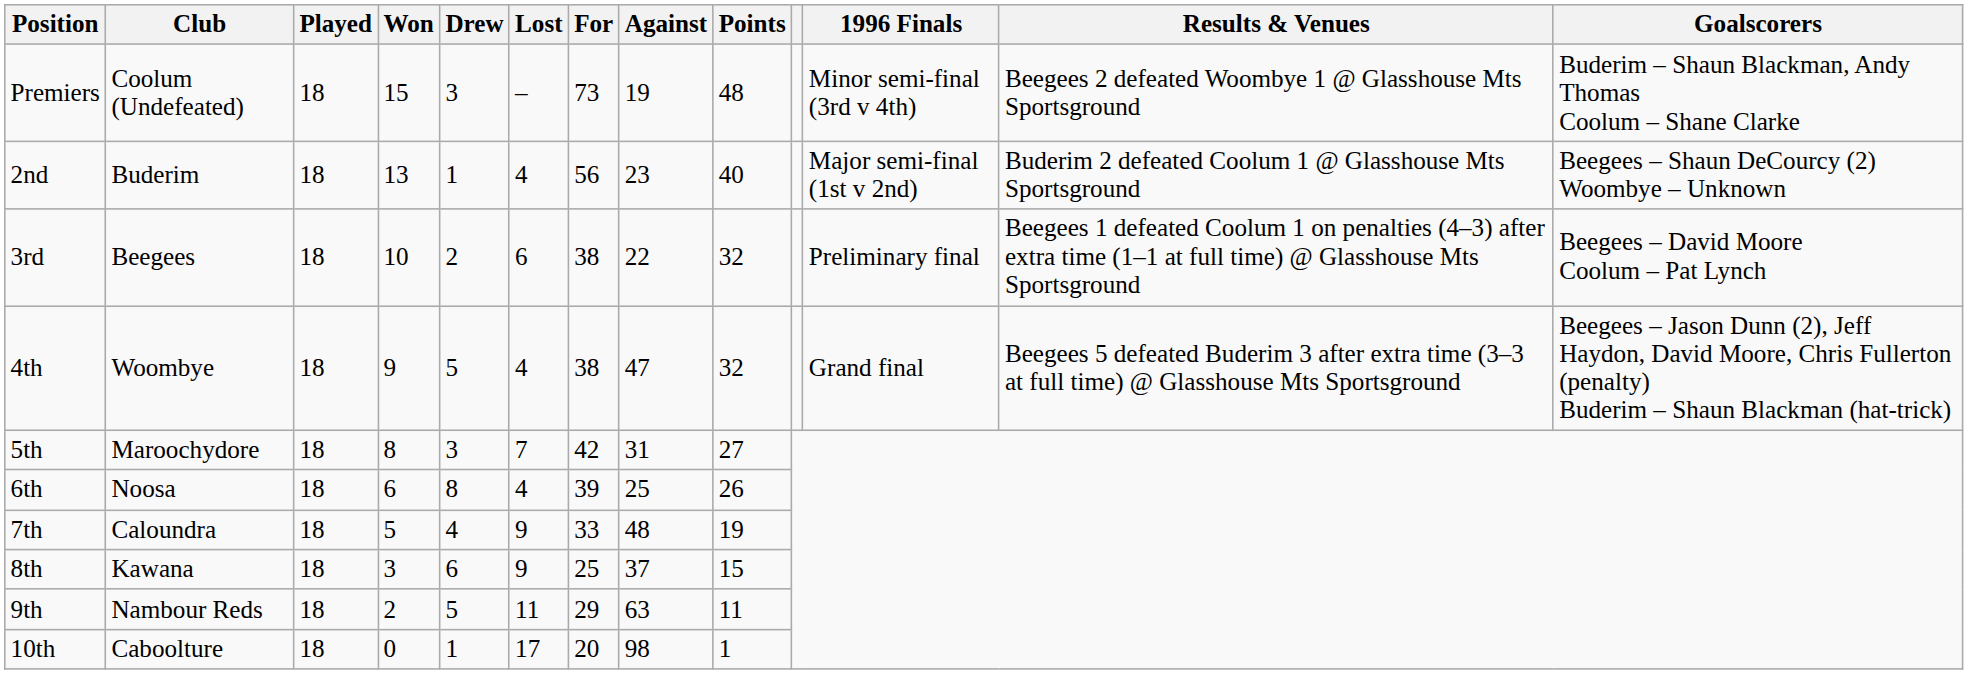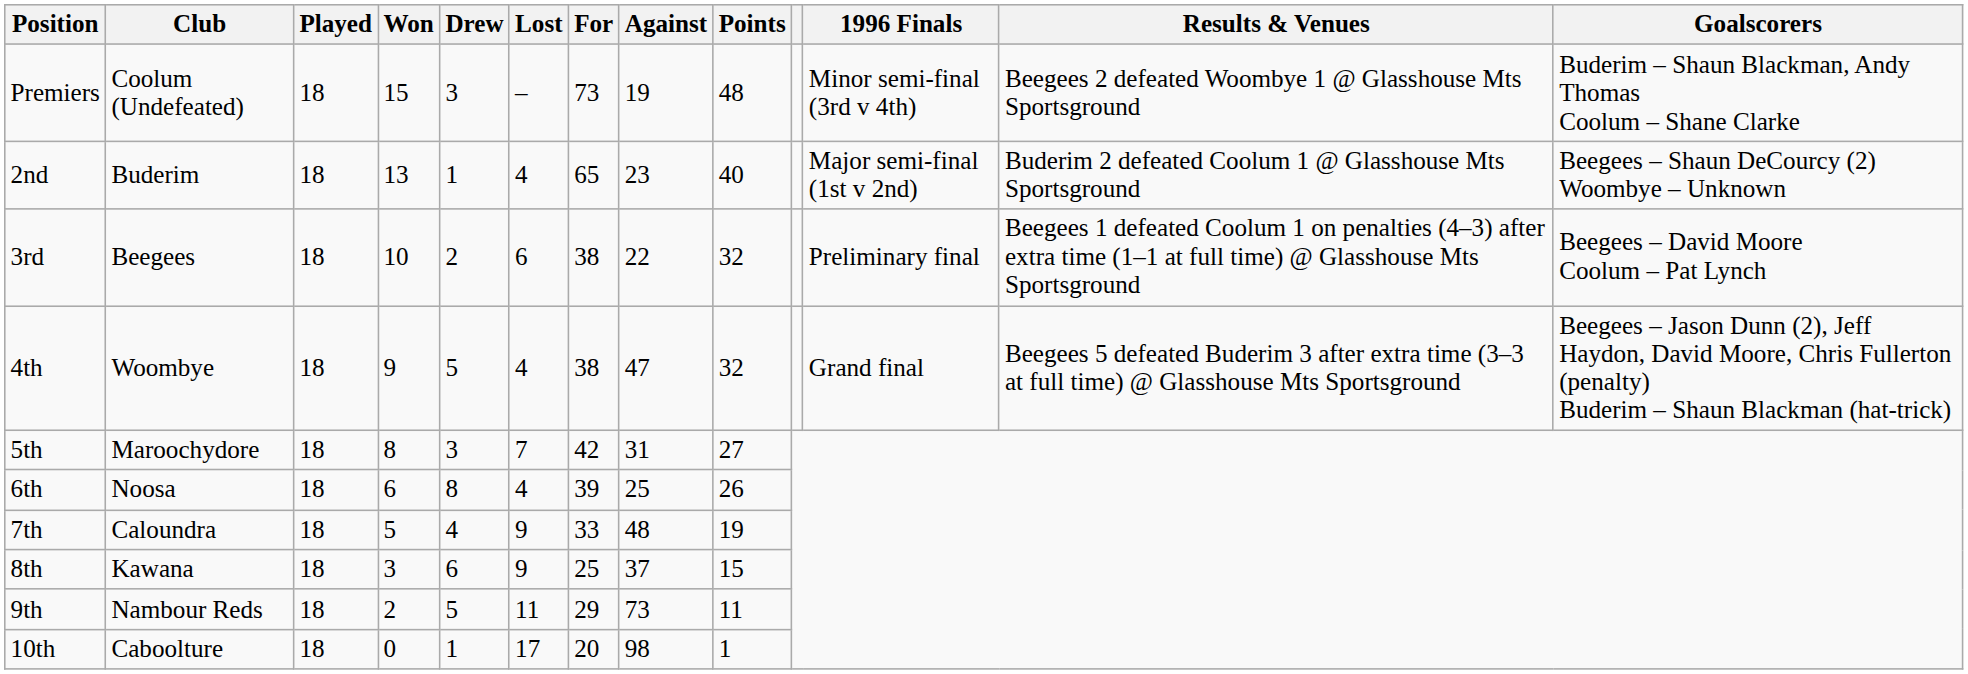(587, 174) 56 -> (587, 174) 65
(637, 609) 63 -> (637, 609) 73
